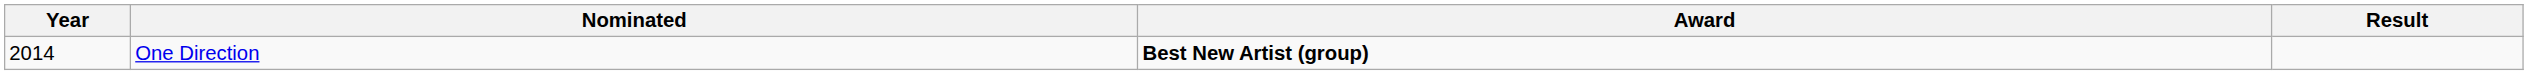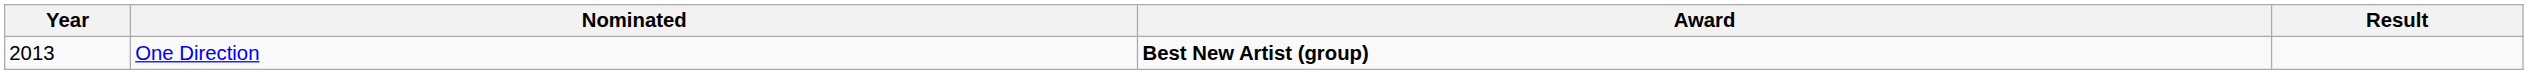(32, 52) 2014 -> (32, 52) 2013
